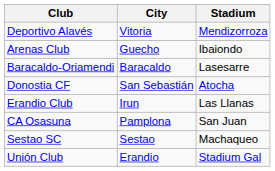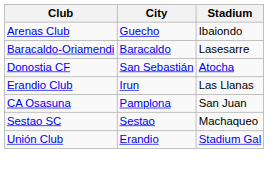- row: (50, 31)
